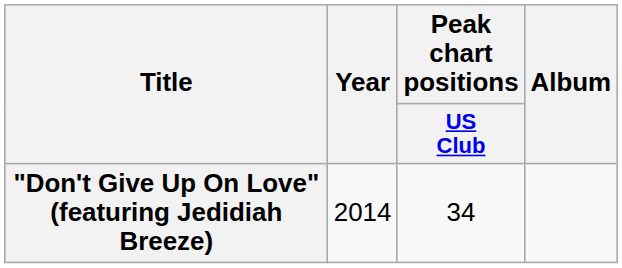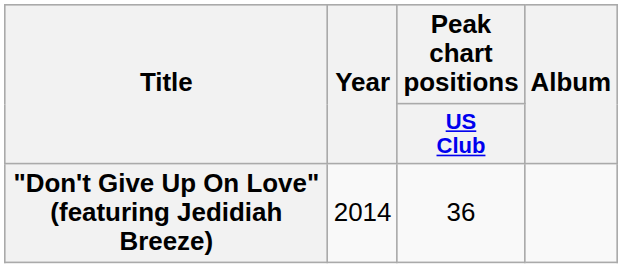(461, 212) 34 -> (461, 212) 36
